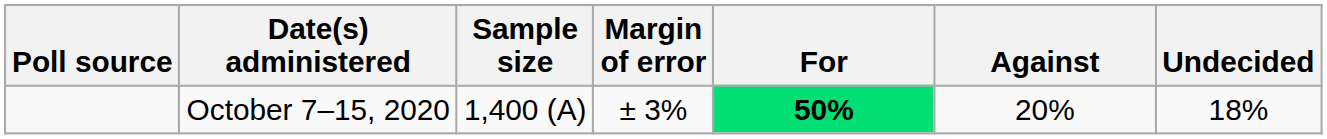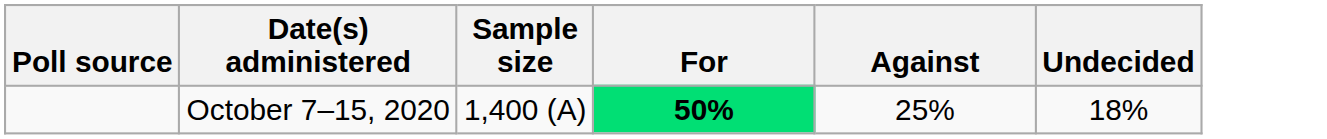- column: (653, 46)
(1045, 109) 20% -> (925, 109) 25%
